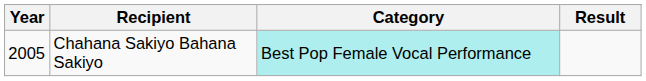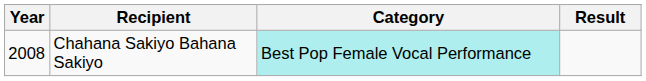(27, 52) 2005 -> (27, 52) 2008
